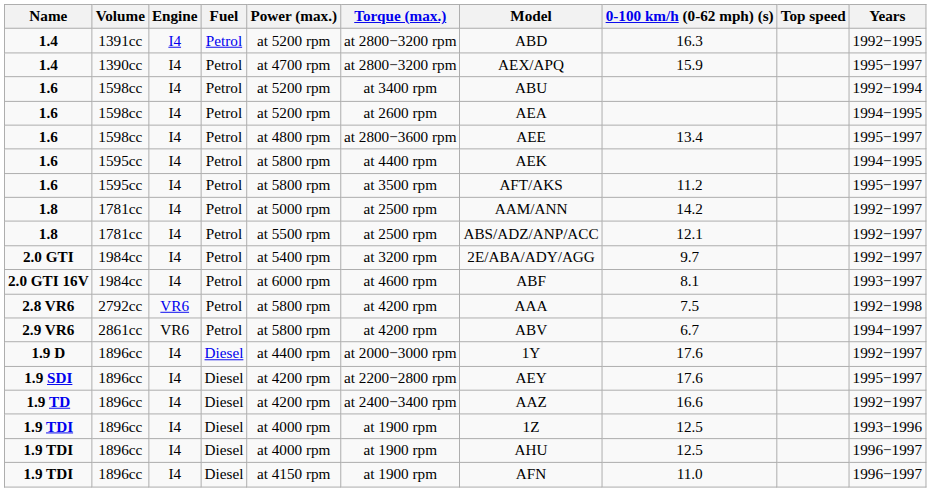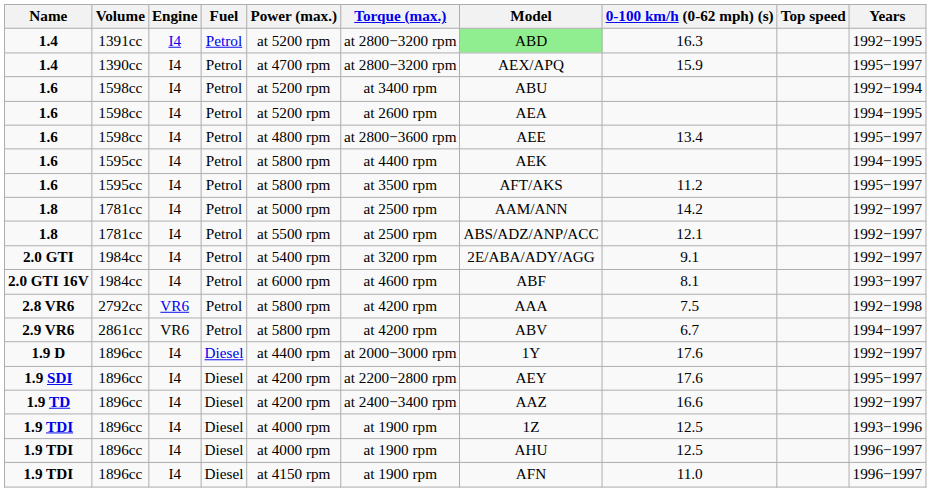(531, 40) no background -> (531, 40) lightgreen background
(690, 257) 9.7 -> (690, 257) 9.1
